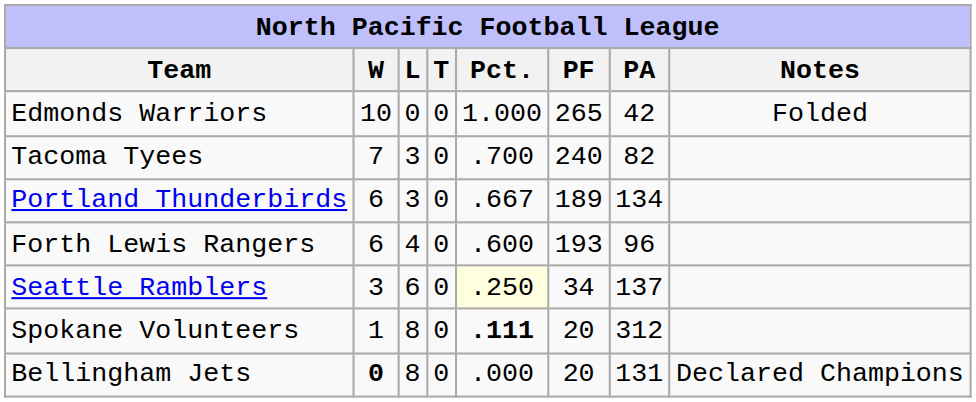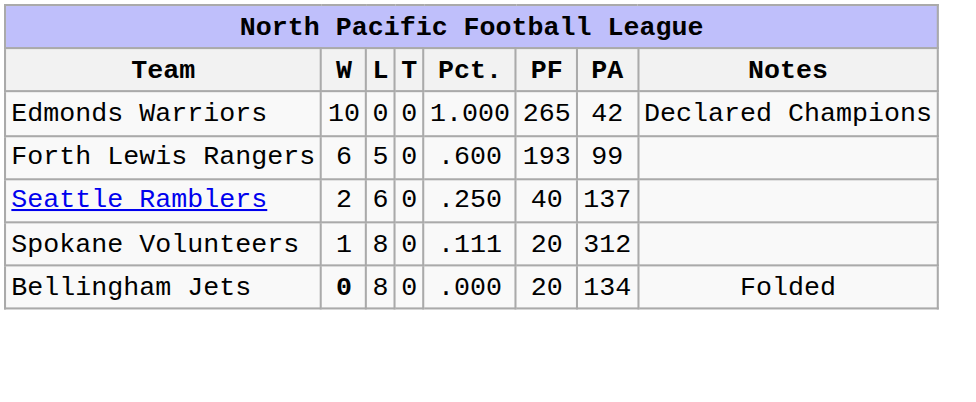(820, 114) Folded -> (788, 114) Declared Champions
- row: (107, 157)
- row: (179, 200)
(413, 244) 4 -> (381, 157) 5
(639, 244) 96 -> (607, 157) 99
(376, 287) 3 -> (344, 200) 2
(502, 287) lightyellow background -> (470, 200) no background
(579, 287) 34 -> (547, 200) 40
(502, 331) bold -> (470, 244) normal
(639, 374) 131 -> (607, 287) 134
(820, 374) Declared Champions -> (788, 287) Folded
